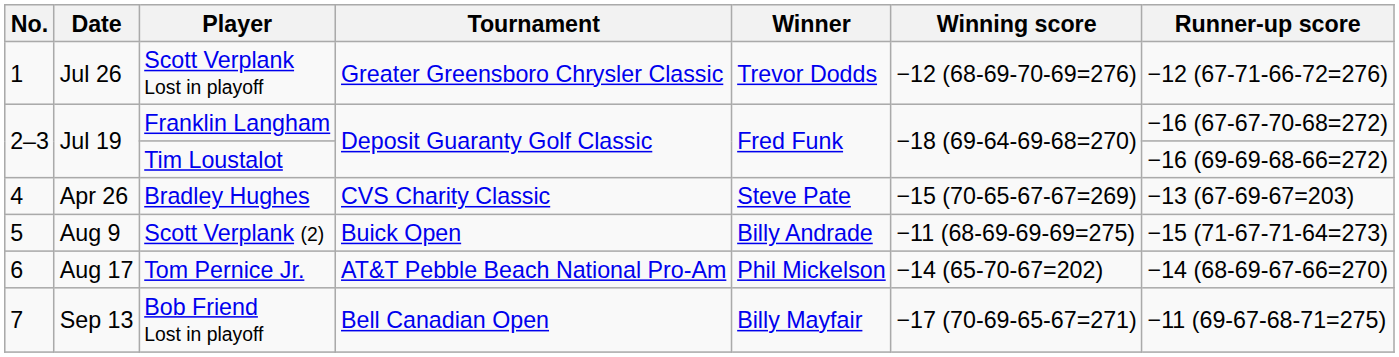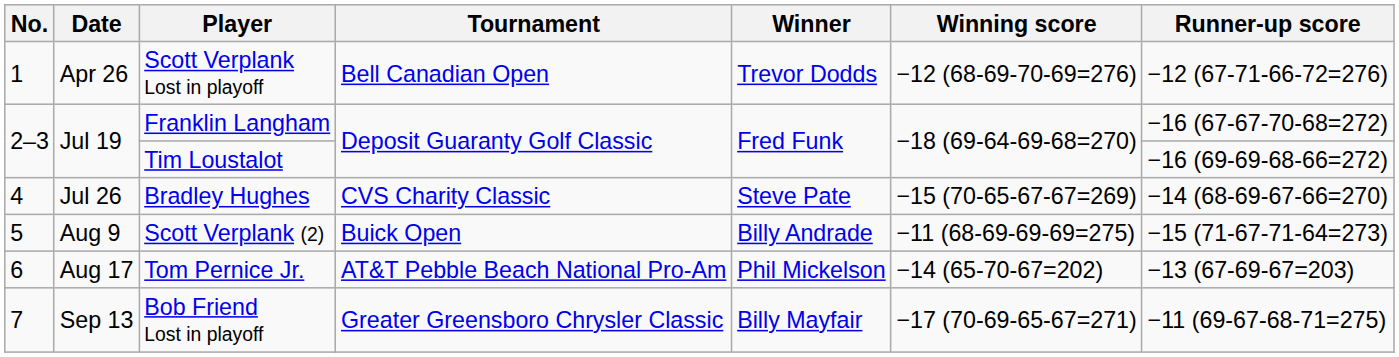(91, 73) Jul 26 -> (94, 73) Apr 26
(532, 73) Greater Greensboro Chrysler Classic -> (445, 73) Bell Canadian Open
(94, 197) Apr 26 -> (91, 197) Jul 26
(1251, 197) −13 (67-69-67=203) -> (1268, 197) −14 (68-69-67-66=270)
(1268, 270) −14 (68-69-67-66=270) -> (1251, 270) −13 (67-69-67=203)
(445, 320) Bell Canadian Open -> (532, 320) Greater Greensboro Chrysler Classic
